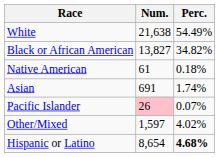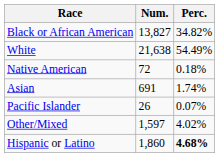rows swapped: (21, 32) <-> (70, 50)
(144, 69) 61 -> (144, 69) 72
(144, 106) pink background -> (144, 106) no background
(152, 143) 8,654 -> (152, 143) 1,860
